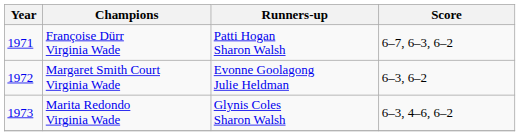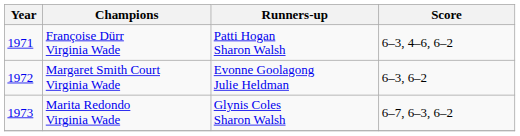(417, 42) 6–7, 6–3, 6–2 -> (417, 42) 6–3, 4–6, 6–2
(417, 112) 6–3, 4–6, 6–2 -> (417, 112) 6–7, 6–3, 6–2
